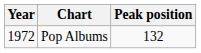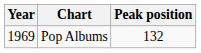(21, 36) 1972 -> (21, 36) 1969
